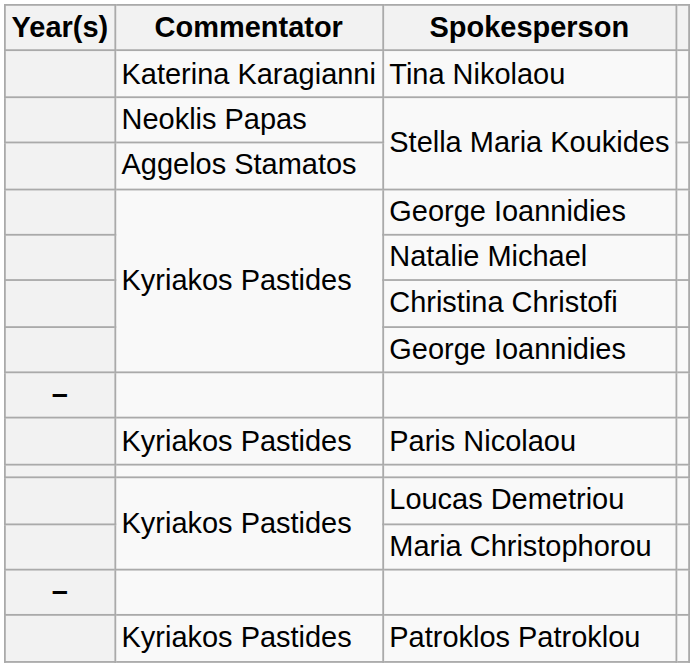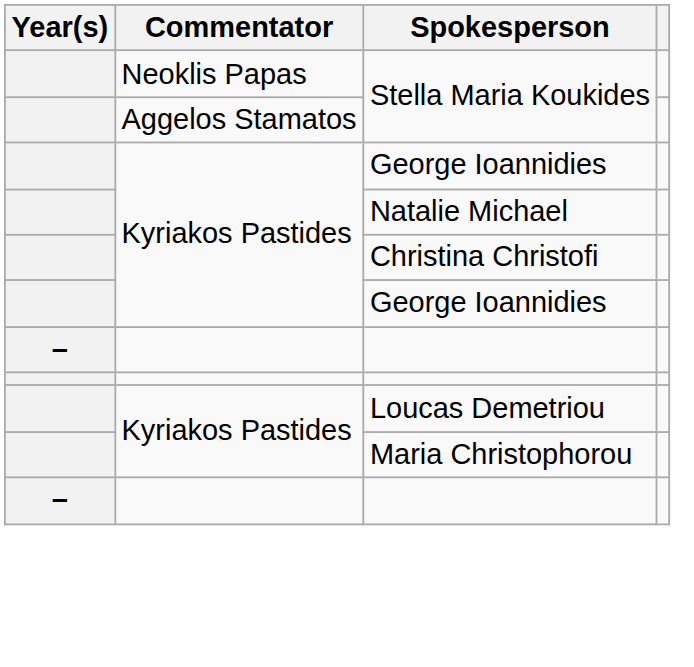- row: (249, 73)
- row: (237, 440)
- row: (237, 637)
